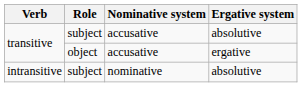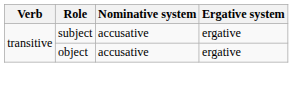(236, 33) absolutive -> (221, 33) ergative
- row: (35, 71)
